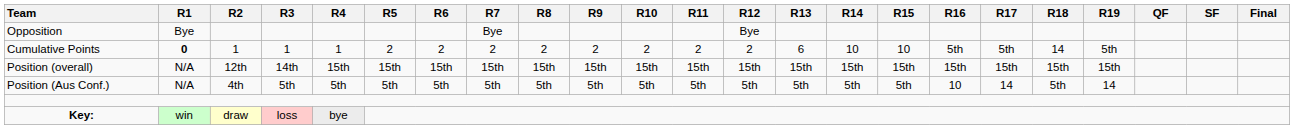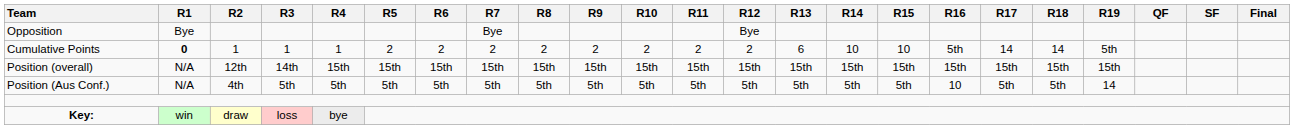(1006, 49) 5th -> (1006, 49) 14
(1006, 85) 14 -> (1006, 85) 5th
